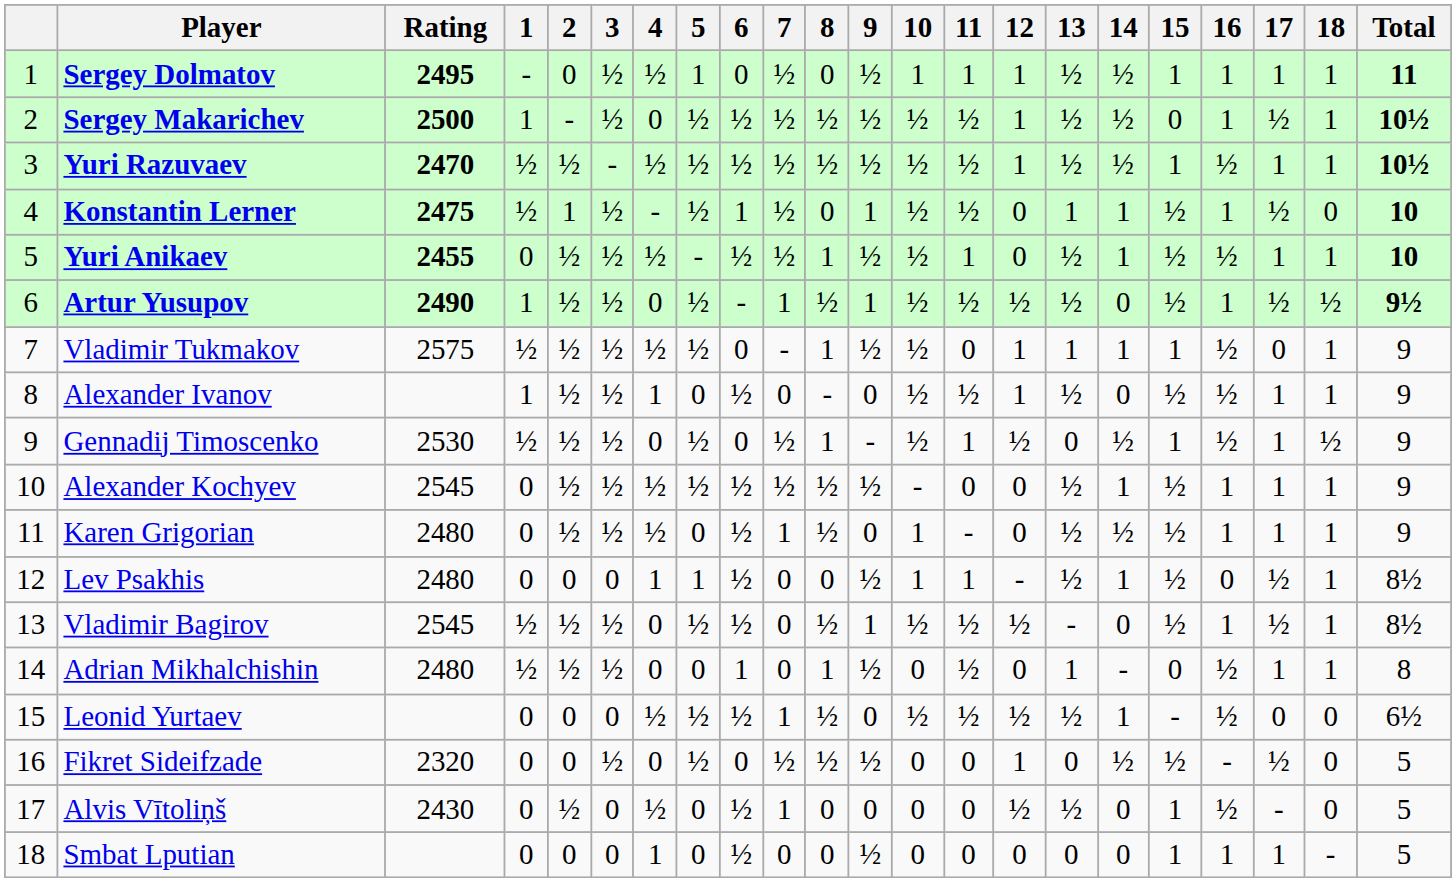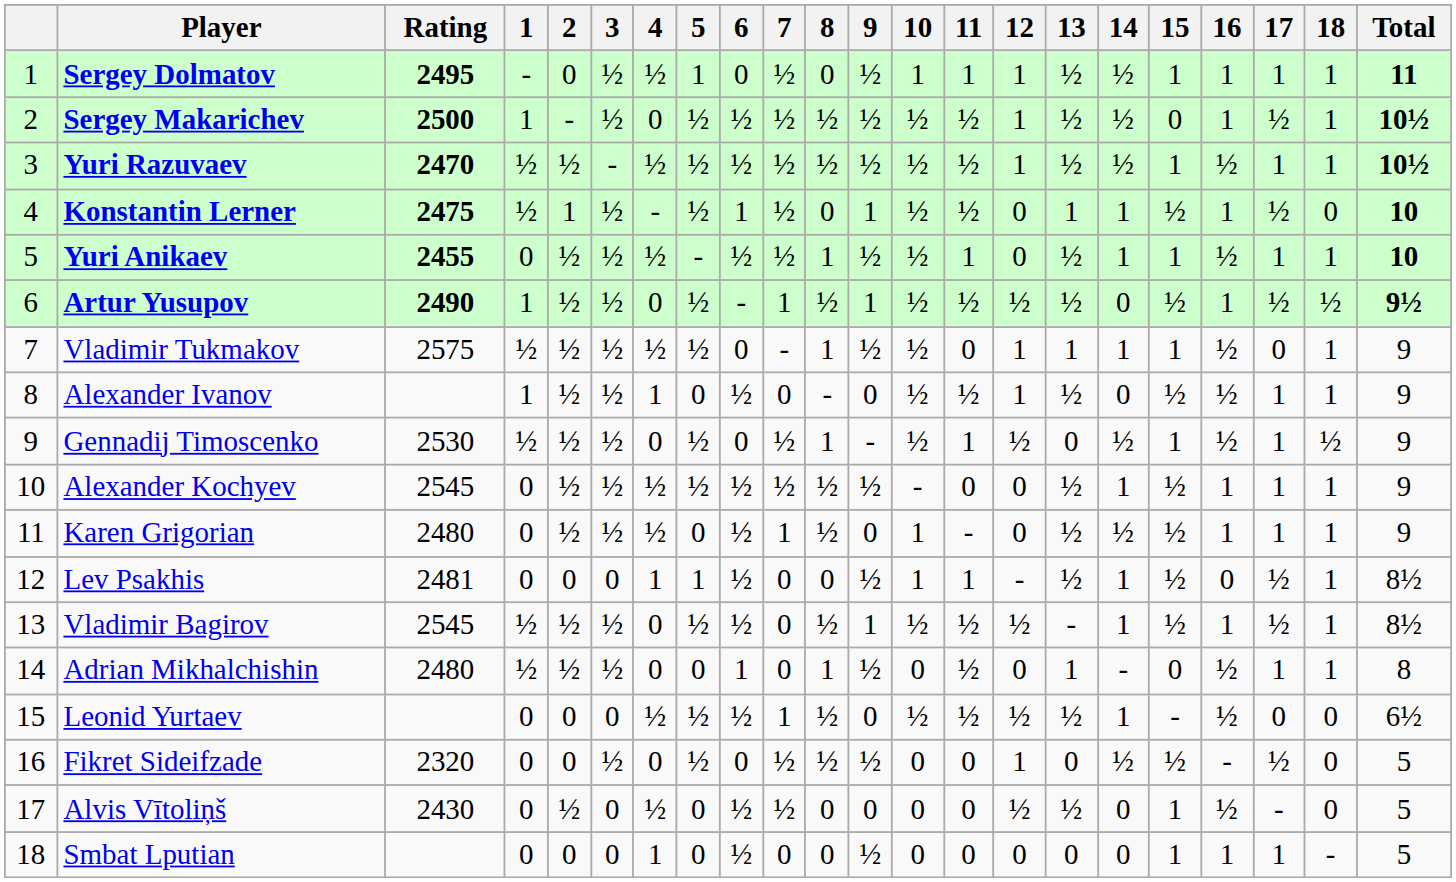(1175, 257) ½ -> (1175, 257) 1
(445, 578) 2480 -> (445, 578) 2481
(1123, 624) 0 -> (1123, 624) 1
(784, 808) 1 -> (784, 808) ½
